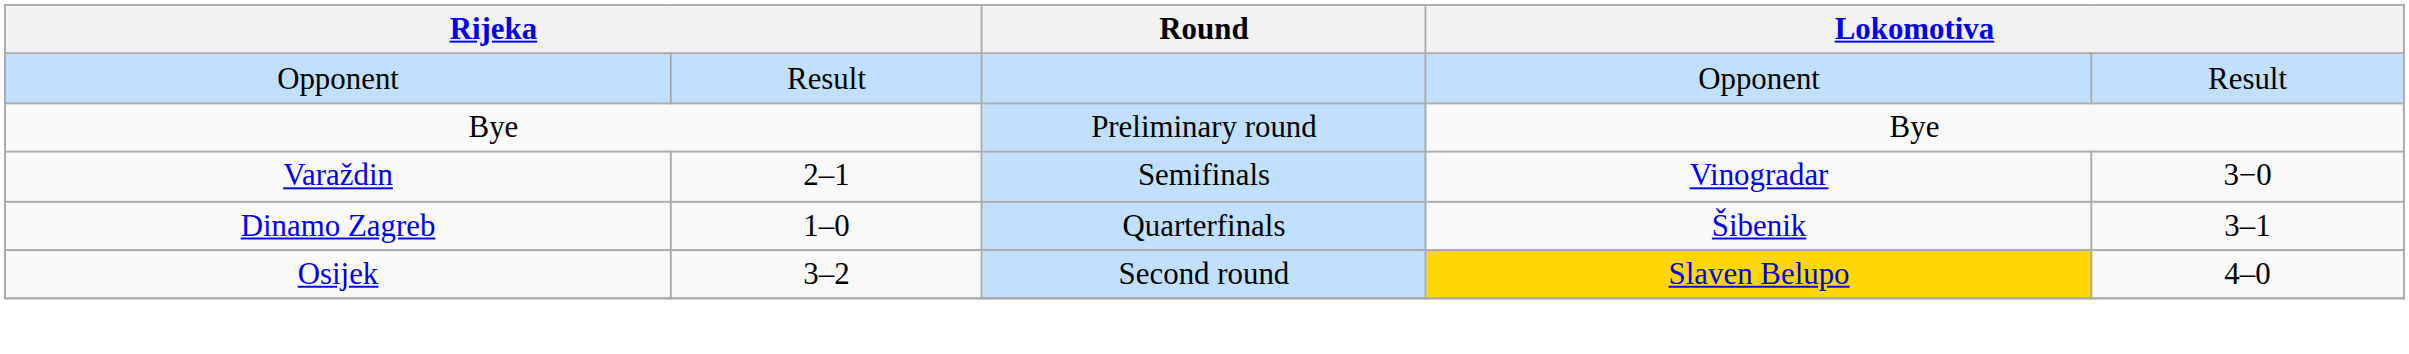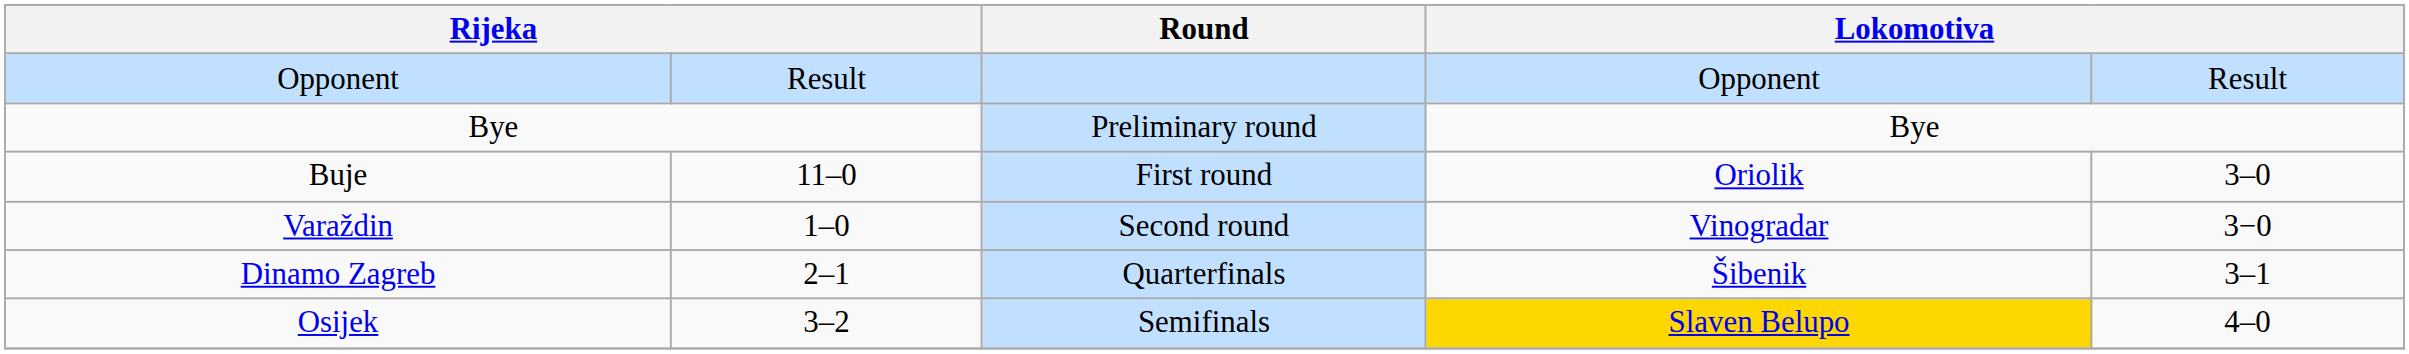+ row: (338, 175)
(826, 175) 2–1 -> (826, 224) 1–0
(1204, 175) Semifinals -> (1204, 224) Second round
(826, 224) 1–0 -> (826, 273) 2–1
(1204, 273) Second round -> (1204, 322) Semifinals
